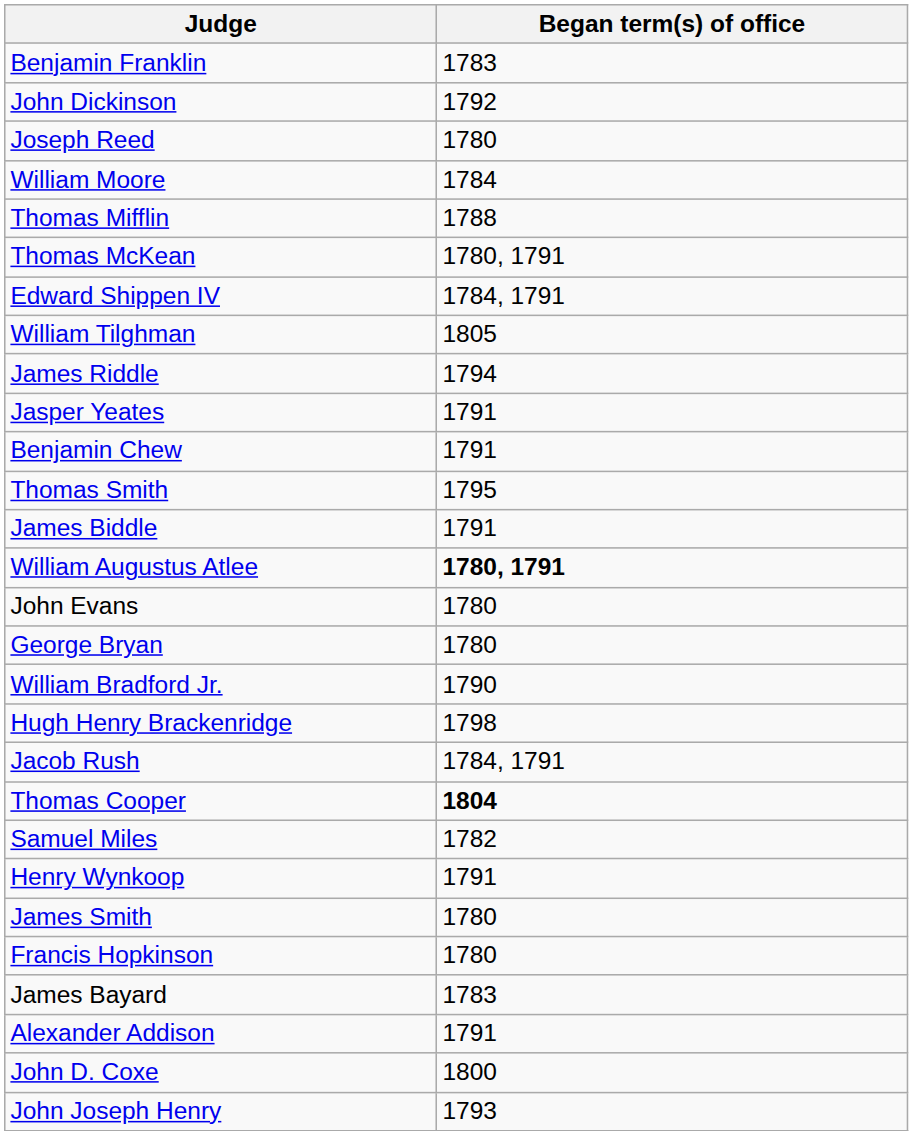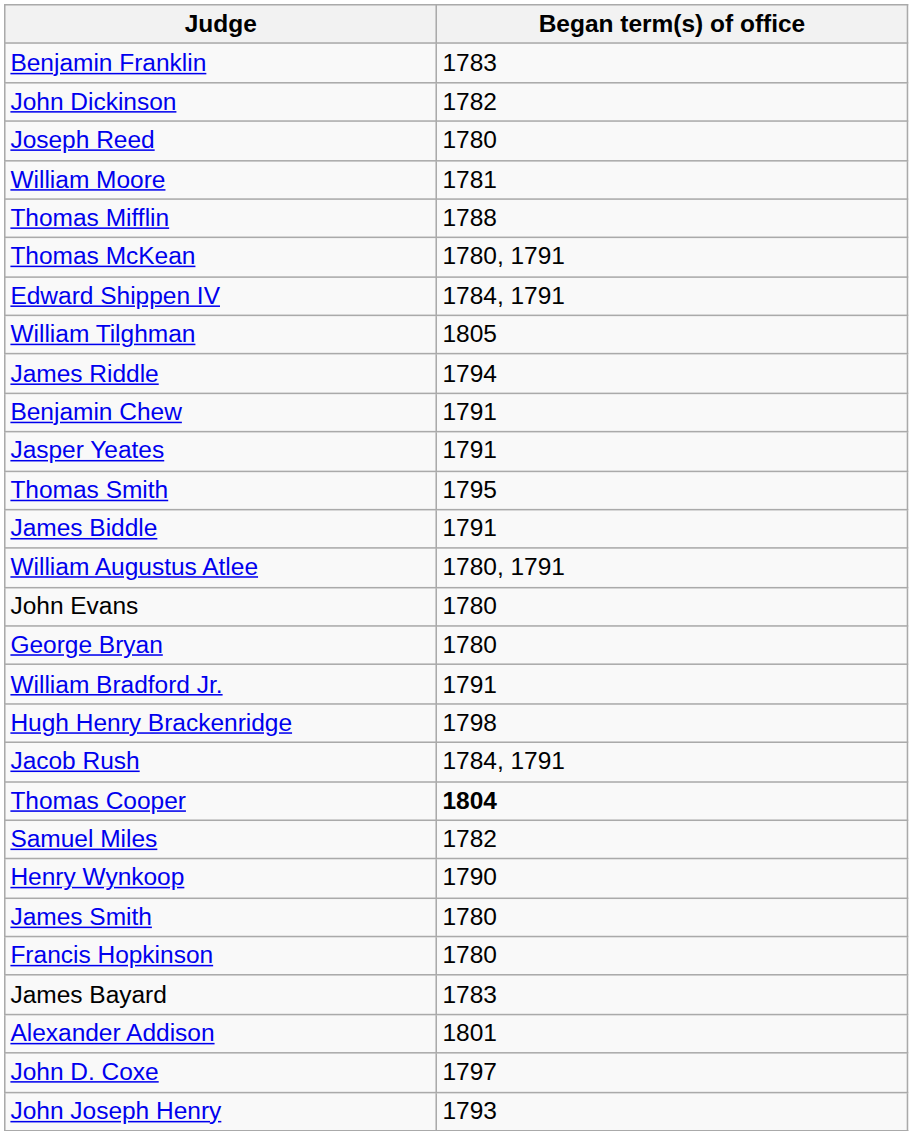(470, 101) 1792 -> (470, 101) 1782
(470, 179) 1784 -> (470, 179) 1781
rows swapped: (96, 450) <-> (87, 412)
(504, 567) bold -> (504, 567) normal
(470, 683) 1790 -> (470, 683) 1791
(470, 878) 1791 -> (470, 878) 1790
(470, 1033) 1791 -> (470, 1033) 1801
(470, 1072) 1800 -> (470, 1072) 1797
